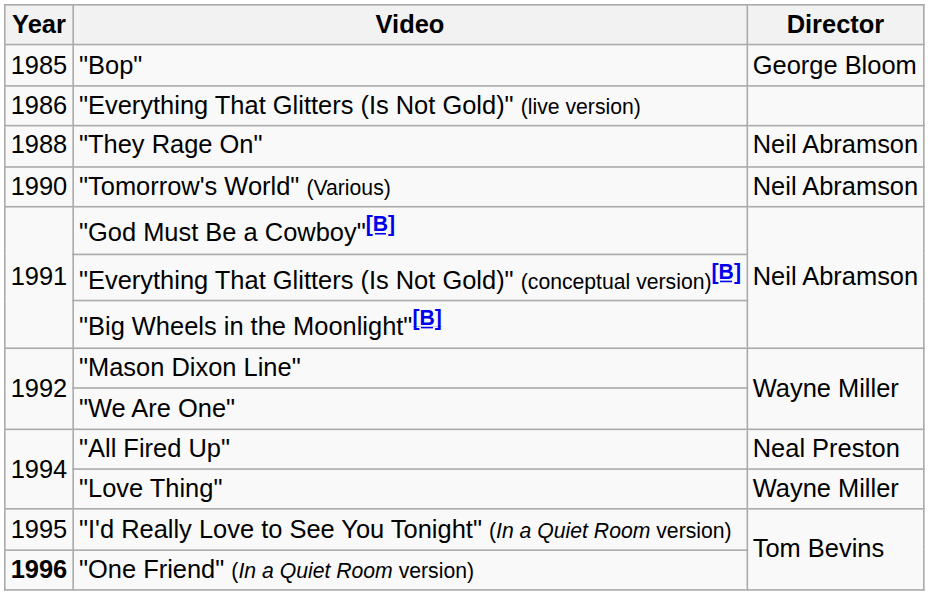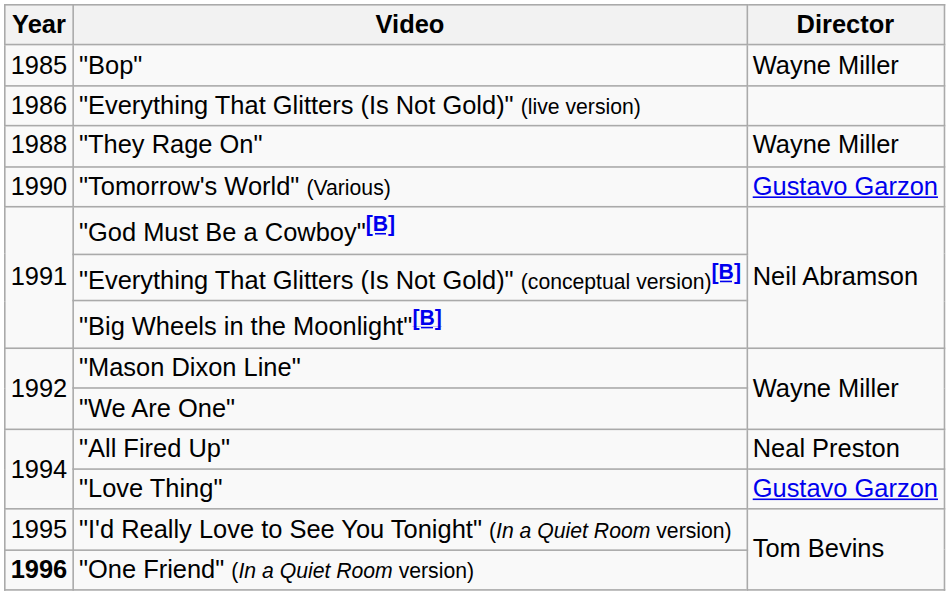(835, 65) George Bloom -> (826, 65) Wayne Miller
(835, 145) Neil Abramson -> (826, 145) Wayne Miller
(835, 186) Neil Abramson -> (845, 186) Gustavo Garzon
(826, 489) Wayne Miller -> (845, 489) Gustavo Garzon
